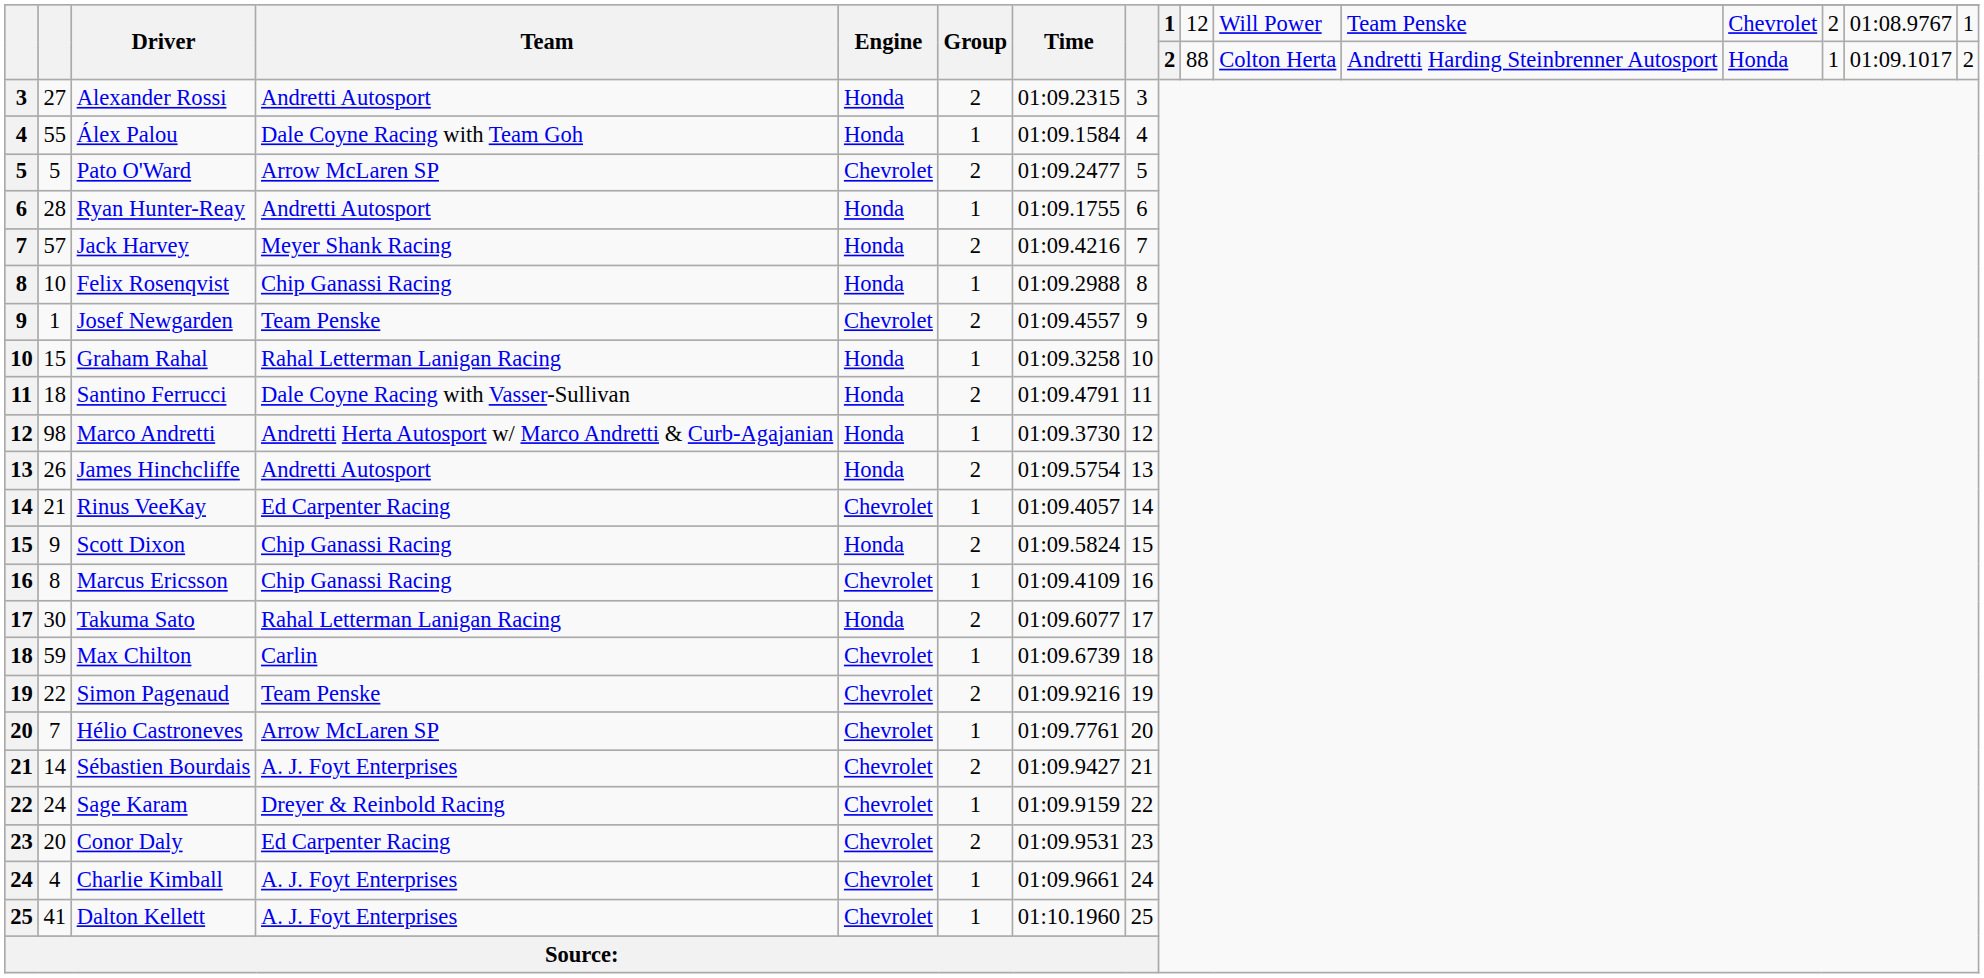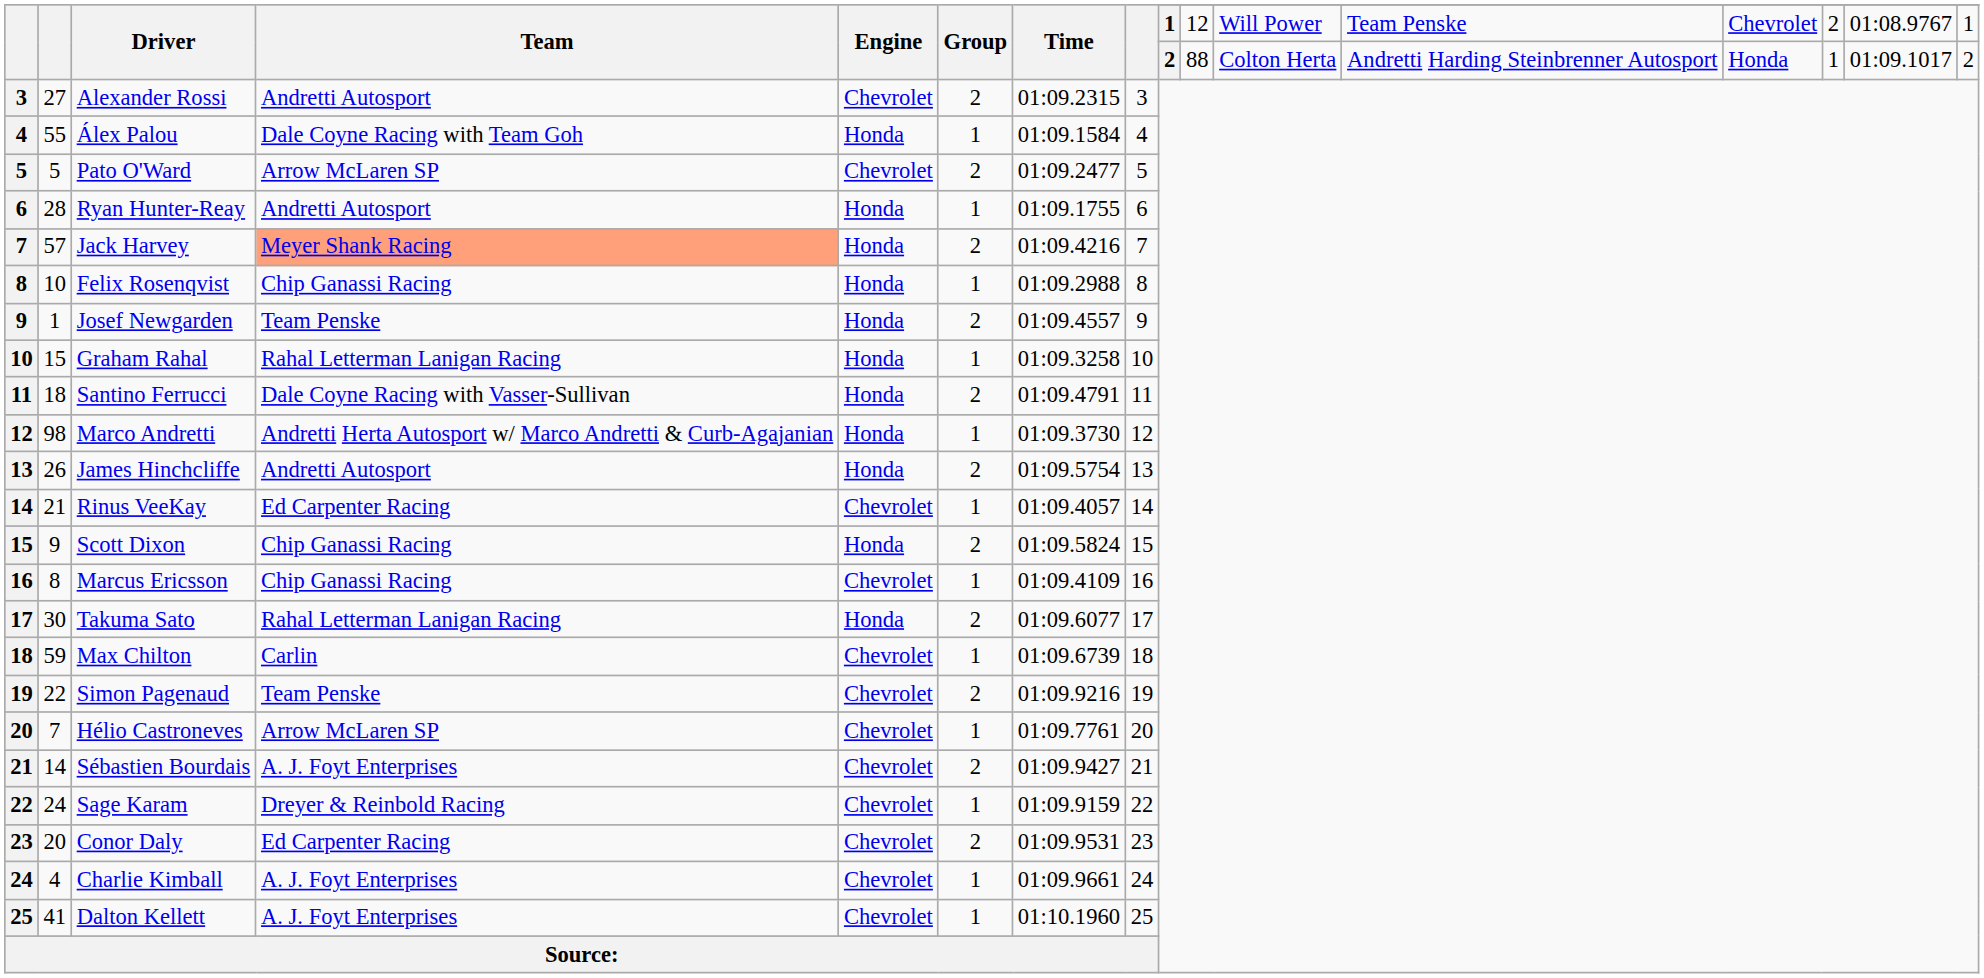(874, 97) Honda -> (888, 97) Chevrolet
(356, 246) no background -> (356, 246) lightsalmon background
(888, 320) Chevrolet -> (874, 320) Honda
